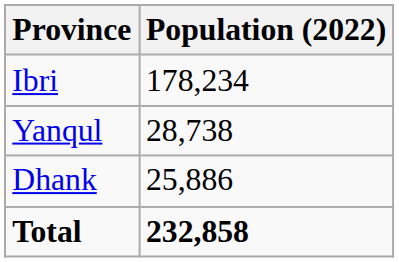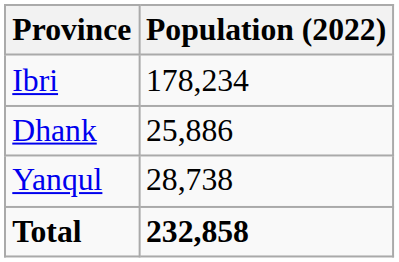rows swapped: (57, 130) <-> (55, 180)
